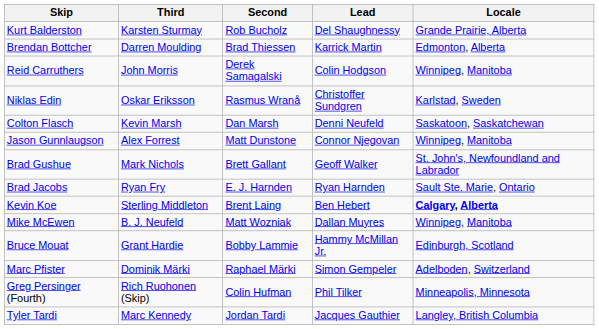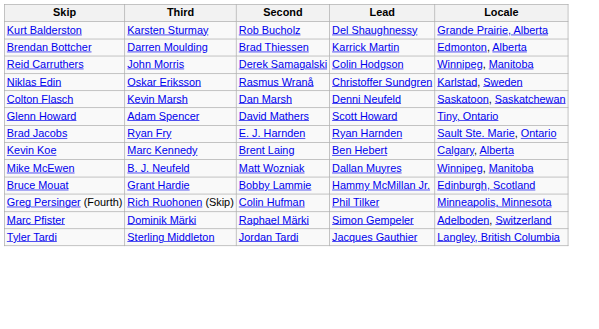- row: (55, 141)
- row: (39, 164)
+ row: (42, 116)
(165, 205) Sterling Middleton -> (162, 151) Marc Kennedy
(457, 205) bold -> (476, 151) normal
rows swapped: (44, 292) <-> (36, 269)
(156, 315) Marc Kennedy -> (171, 237) Sterling Middleton
